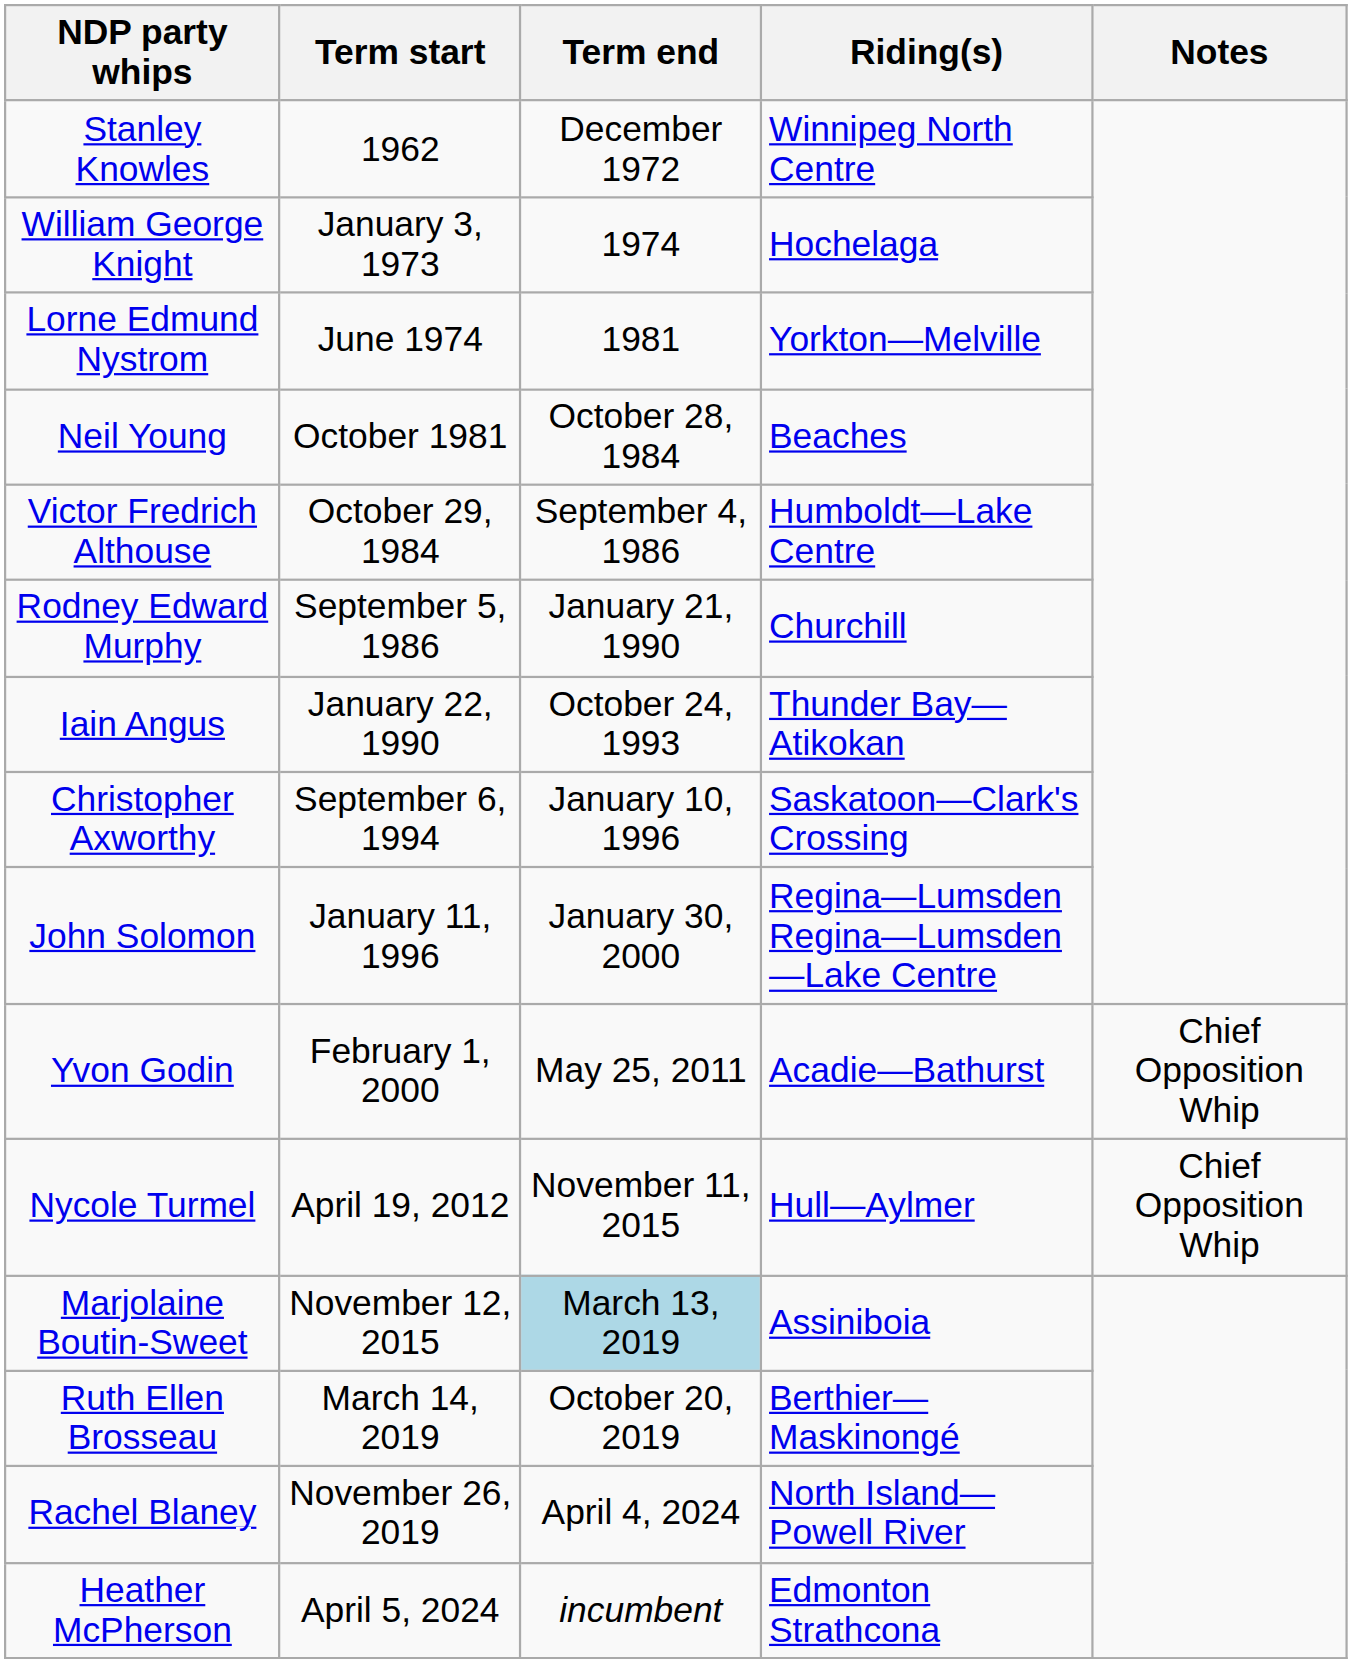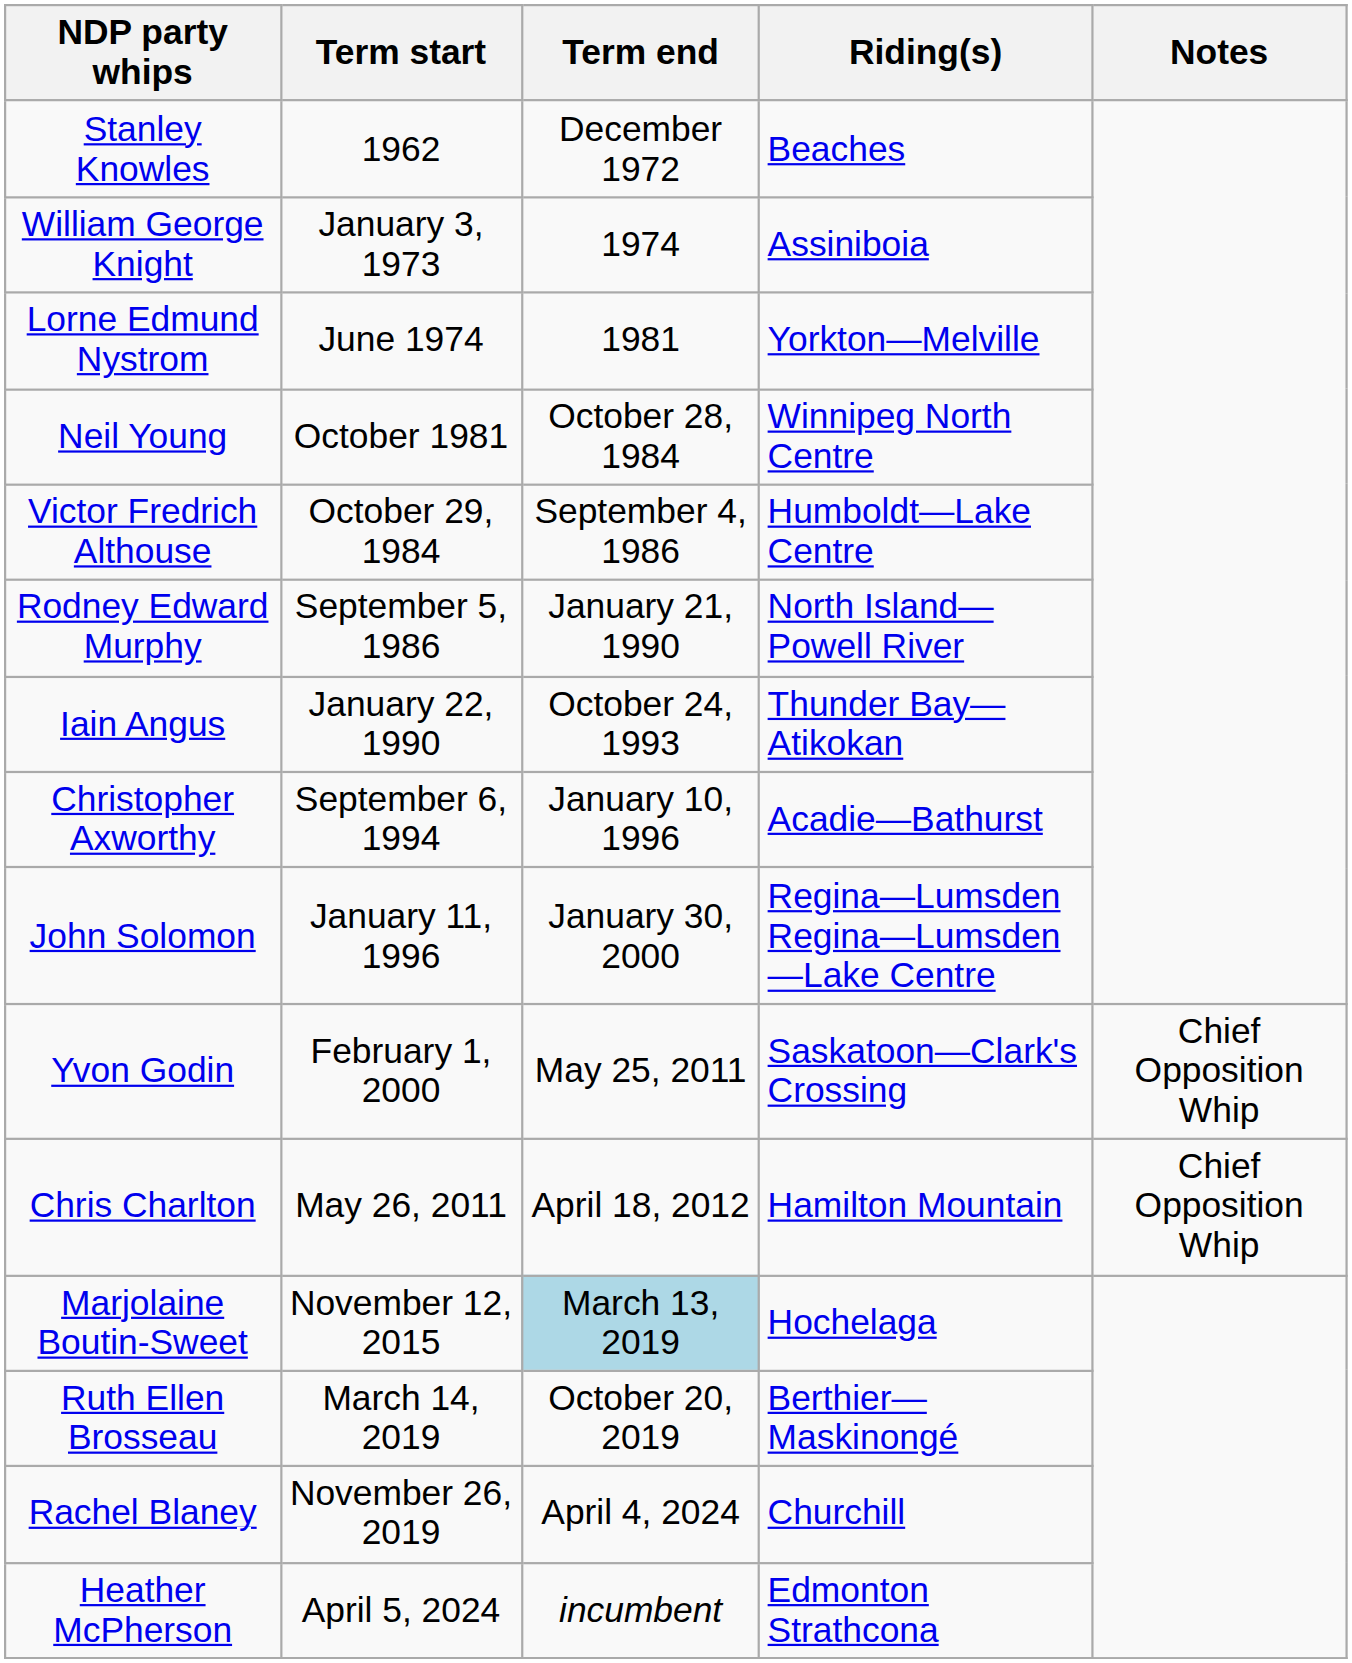(891, 148) Winnipeg North Centre -> (836, 148) Beaches
(854, 244) Hochelaga -> (848, 244) Assiniboia
(838, 435) Beaches -> (889, 435) Winnipeg North Centre
(838, 627) Churchill -> (881, 627) North Island—Powell River
(924, 819) Saskatoon—Clark's Crossing -> (905, 819) Acadie—Bathurst
(907, 1070) Acadie—Bathurst -> (922, 1070) Saskatoon—Clark's Crossing
+ row: (143, 1206)
- row: (142, 1206)
(850, 1322) Assiniboia -> (852, 1322) Hochelaga
(882, 1513) North Island—Powell River -> (836, 1513) Churchill
